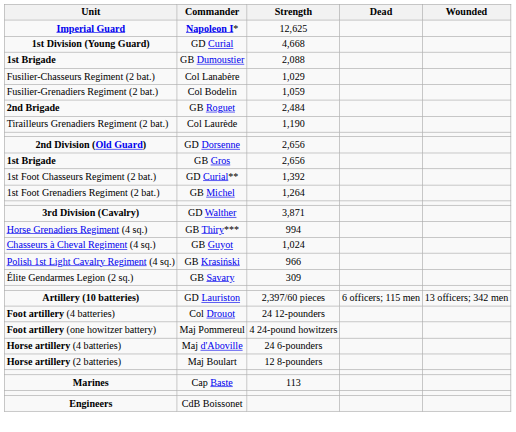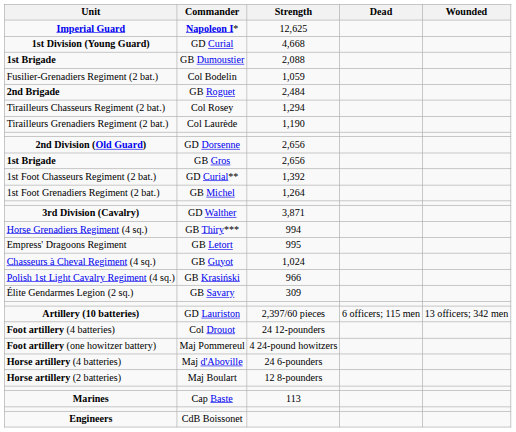- row: (81, 76)
+ row: (86, 108)
+ row: (67, 245)
